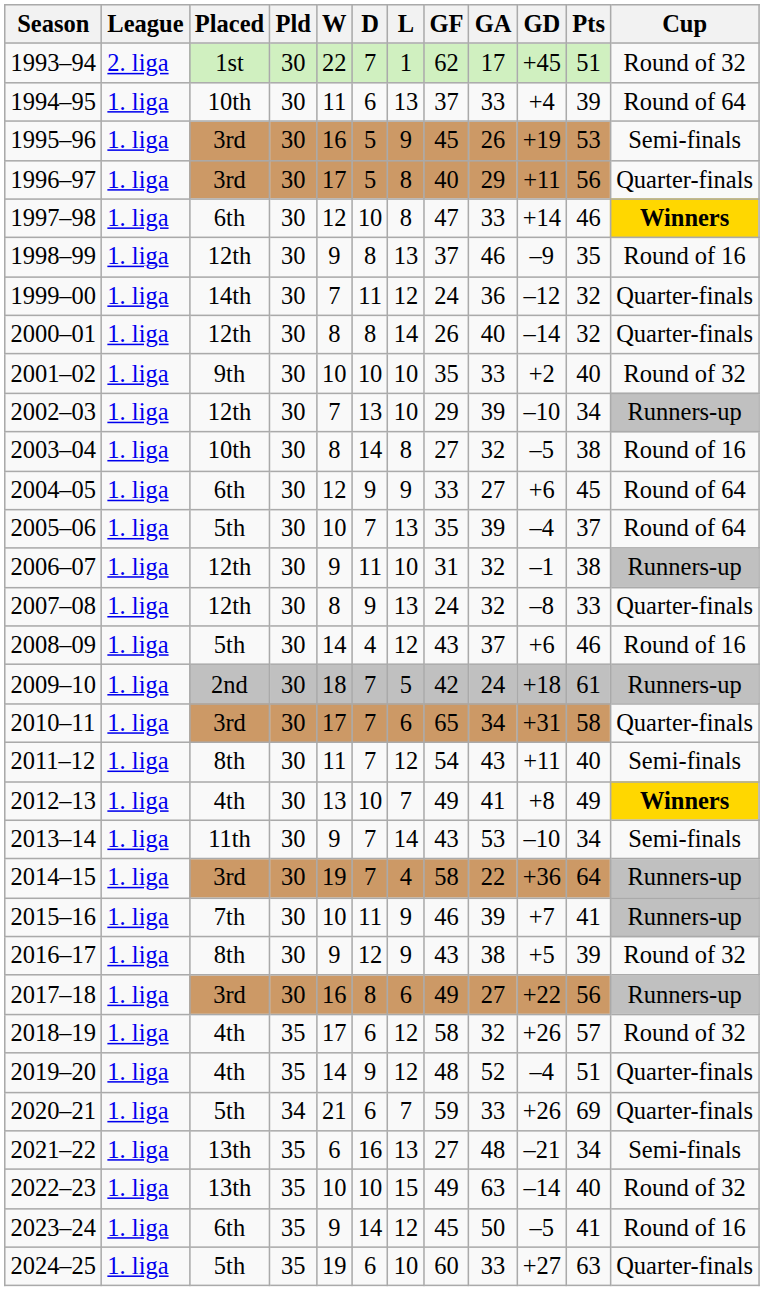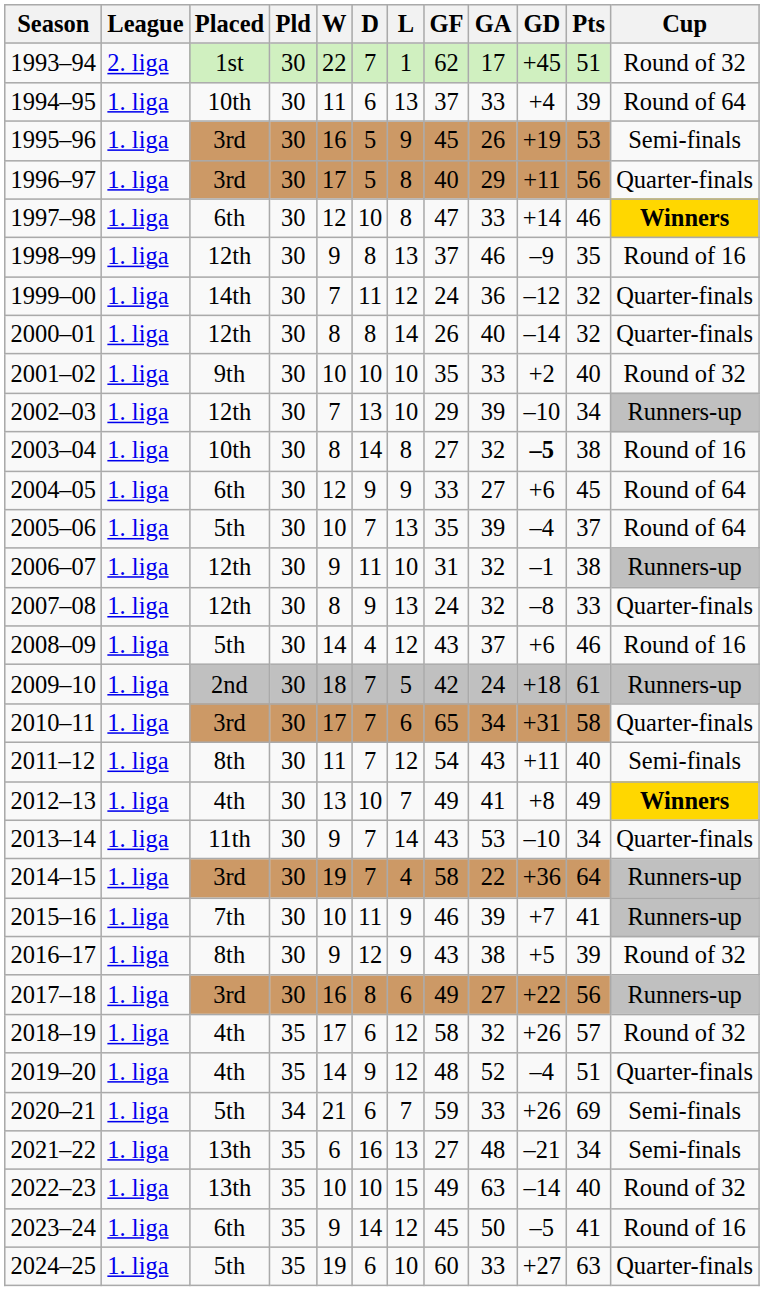(542, 450) normal -> (542, 450) bold
(685, 839) Semi-finals -> (685, 839) Quarter-finals
(685, 1110) Quarter-finals -> (685, 1110) Semi-finals
